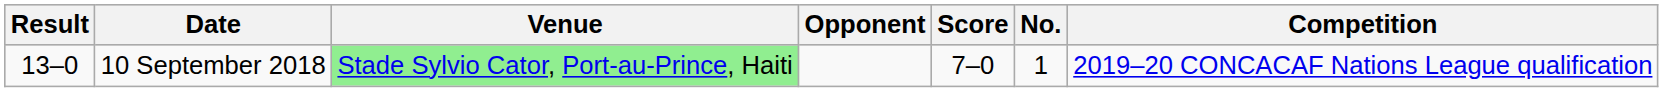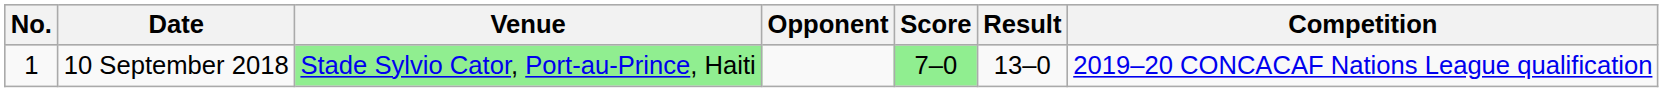columns swapped: (1041, 24) <-> (50, 24)
(973, 65) no background -> (936, 65) lightgreen background
